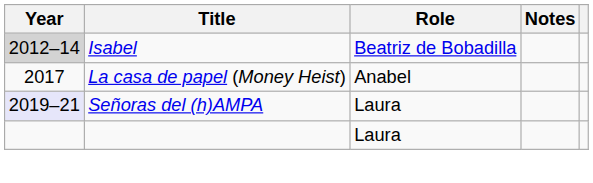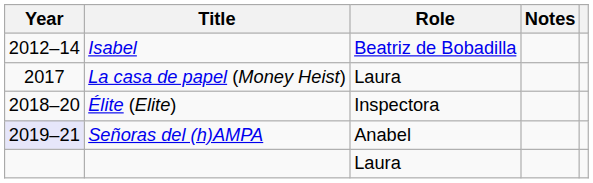(44, 47) lightgrey background -> (44, 47) no background
(383, 76) Anabel -> (377, 76) Laura
+ row: (132, 105)
(377, 105) Laura -> (383, 134) Anabel
